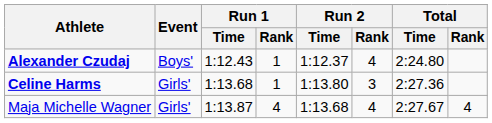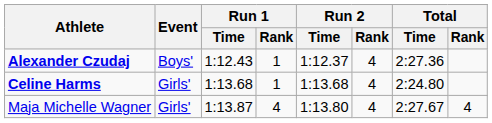(420, 61) 2:24.80 -> (420, 61) 2:27.36
(324, 84) 1:13.80 -> (324, 84) 1:13.68
(372, 84) 3 -> (372, 84) 4
(420, 84) 2:27.36 -> (420, 84) 2:24.80
(324, 107) 1:13.68 -> (324, 107) 1:13.80
